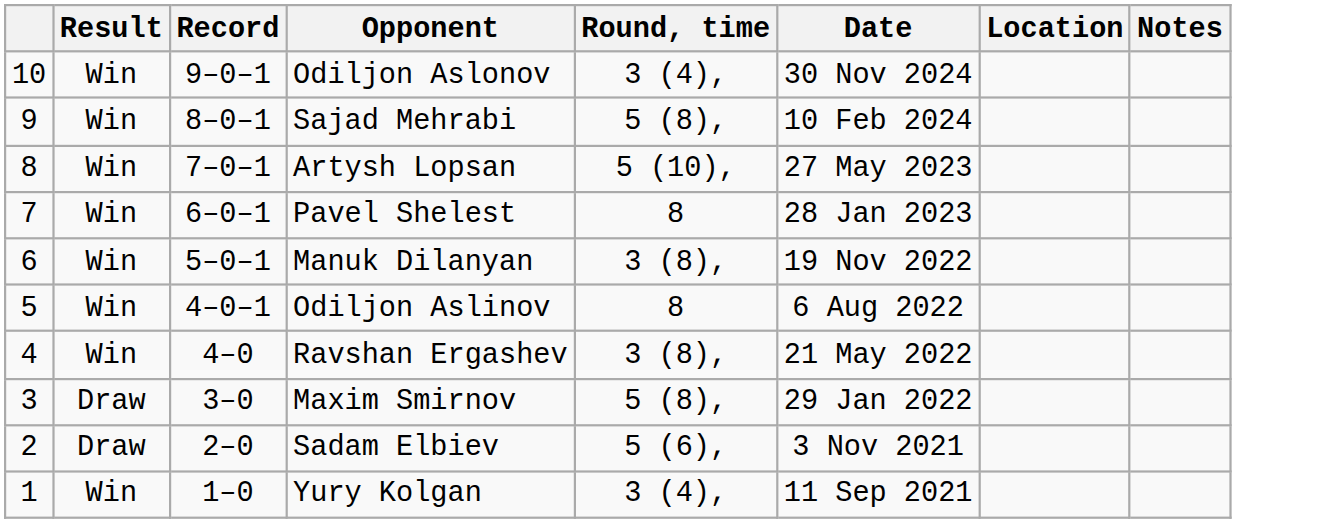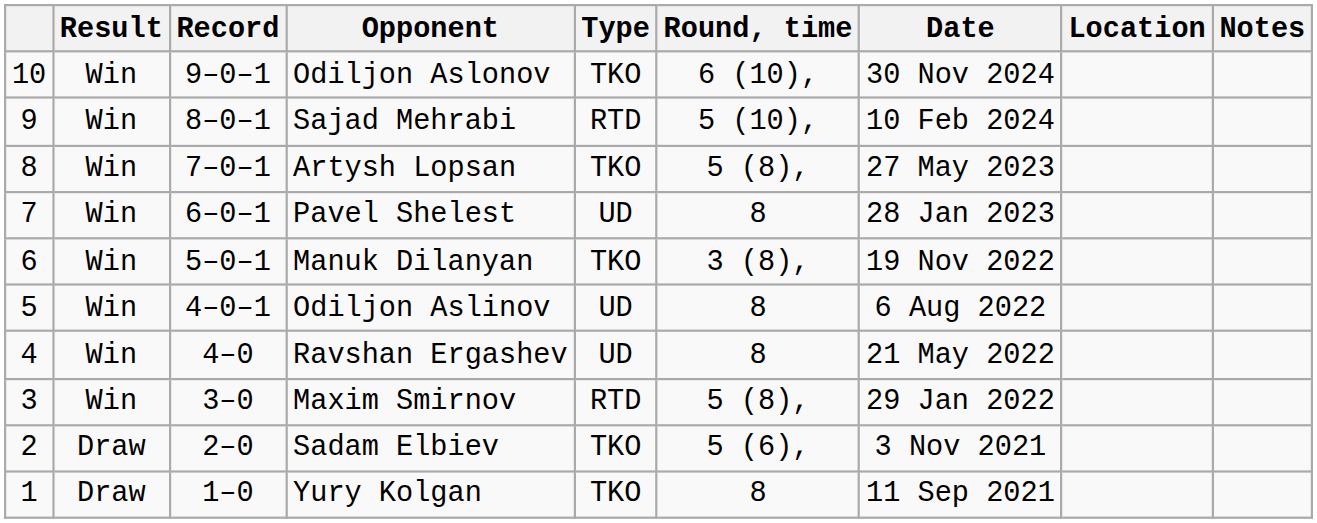+ column: (616, 28)
(676, 75) 3 (4), -> (758, 75) 6 (10),
(676, 122) 5 (8), -> (758, 122) 5 (10),
(676, 168) 5 (10), -> (758, 168) 5 (8),
(676, 355) 3 (8), -> (758, 355) 8
(111, 401) Draw -> (111, 401) Win
(111, 495) Win -> (111, 495) Draw
(676, 495) 3 (4), -> (758, 495) 8
